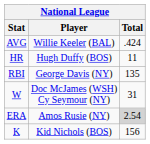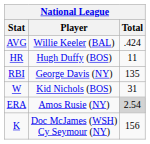(74, 95) Doc McJames (WSH) Cy Seymour (NY) -> (74, 89) Kid Nichols (BOS)
(74, 131) Kid Nichols (BOS) -> (74, 126) Doc McJames (WSH) Cy Seymour (NY)
